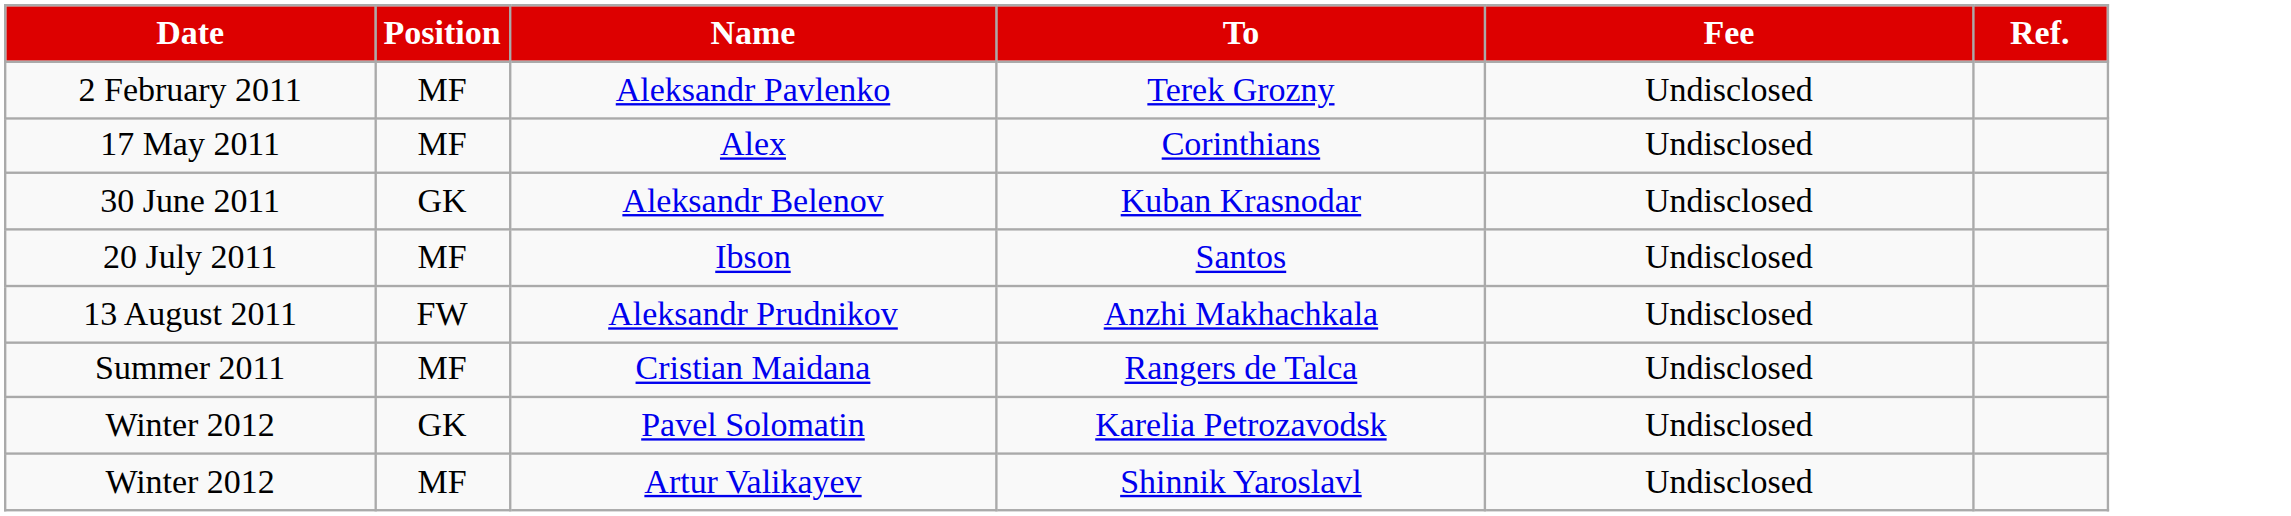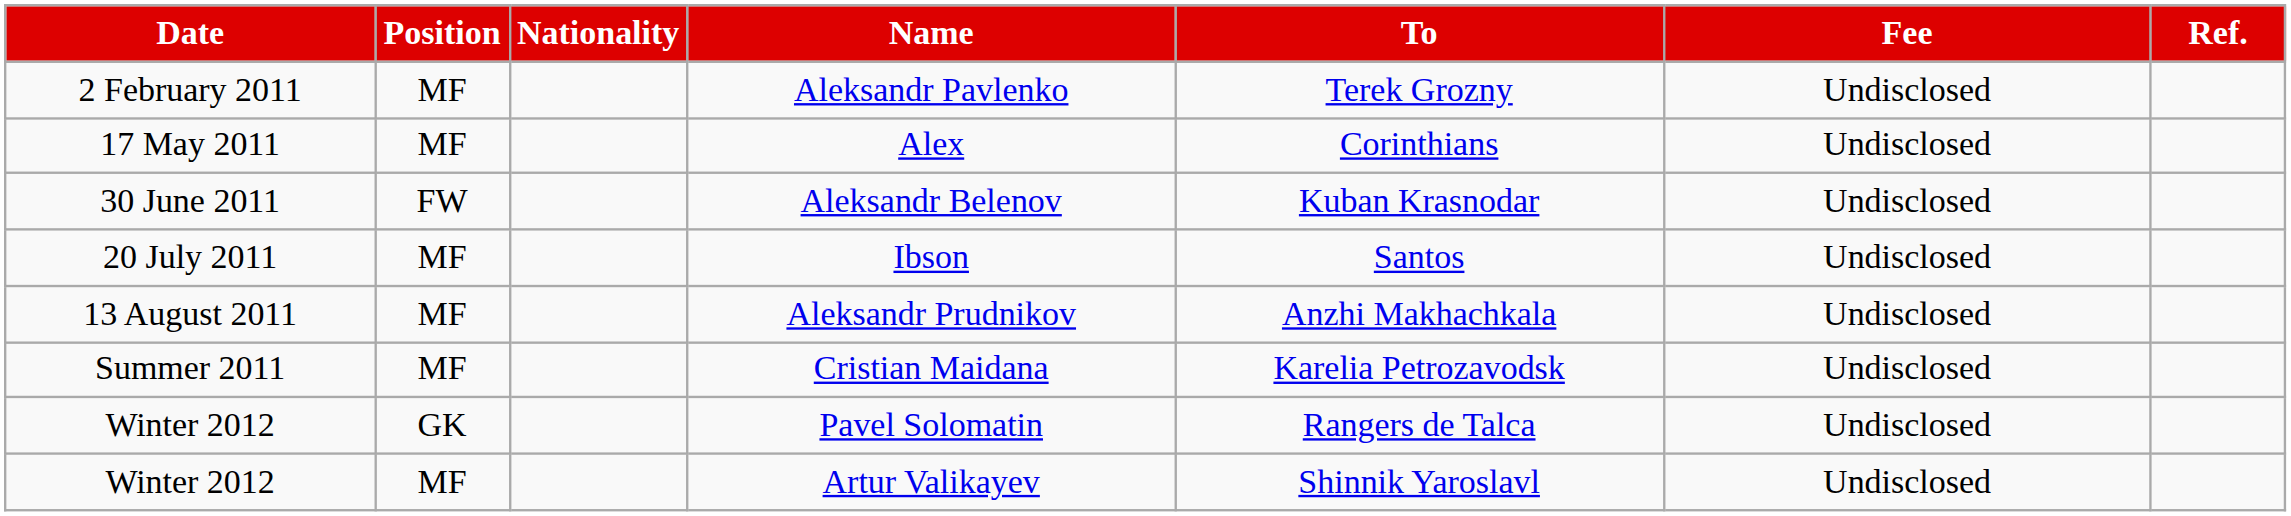+ column: (598, 32)
(442, 201) GK -> (442, 201) FW
(442, 313) FW -> (442, 313) MF
(1241, 369) Rangers de Talca -> (1419, 369) Karelia Petrozavodsk
(1241, 425) Karelia Petrozavodsk -> (1419, 425) Rangers de Talca
